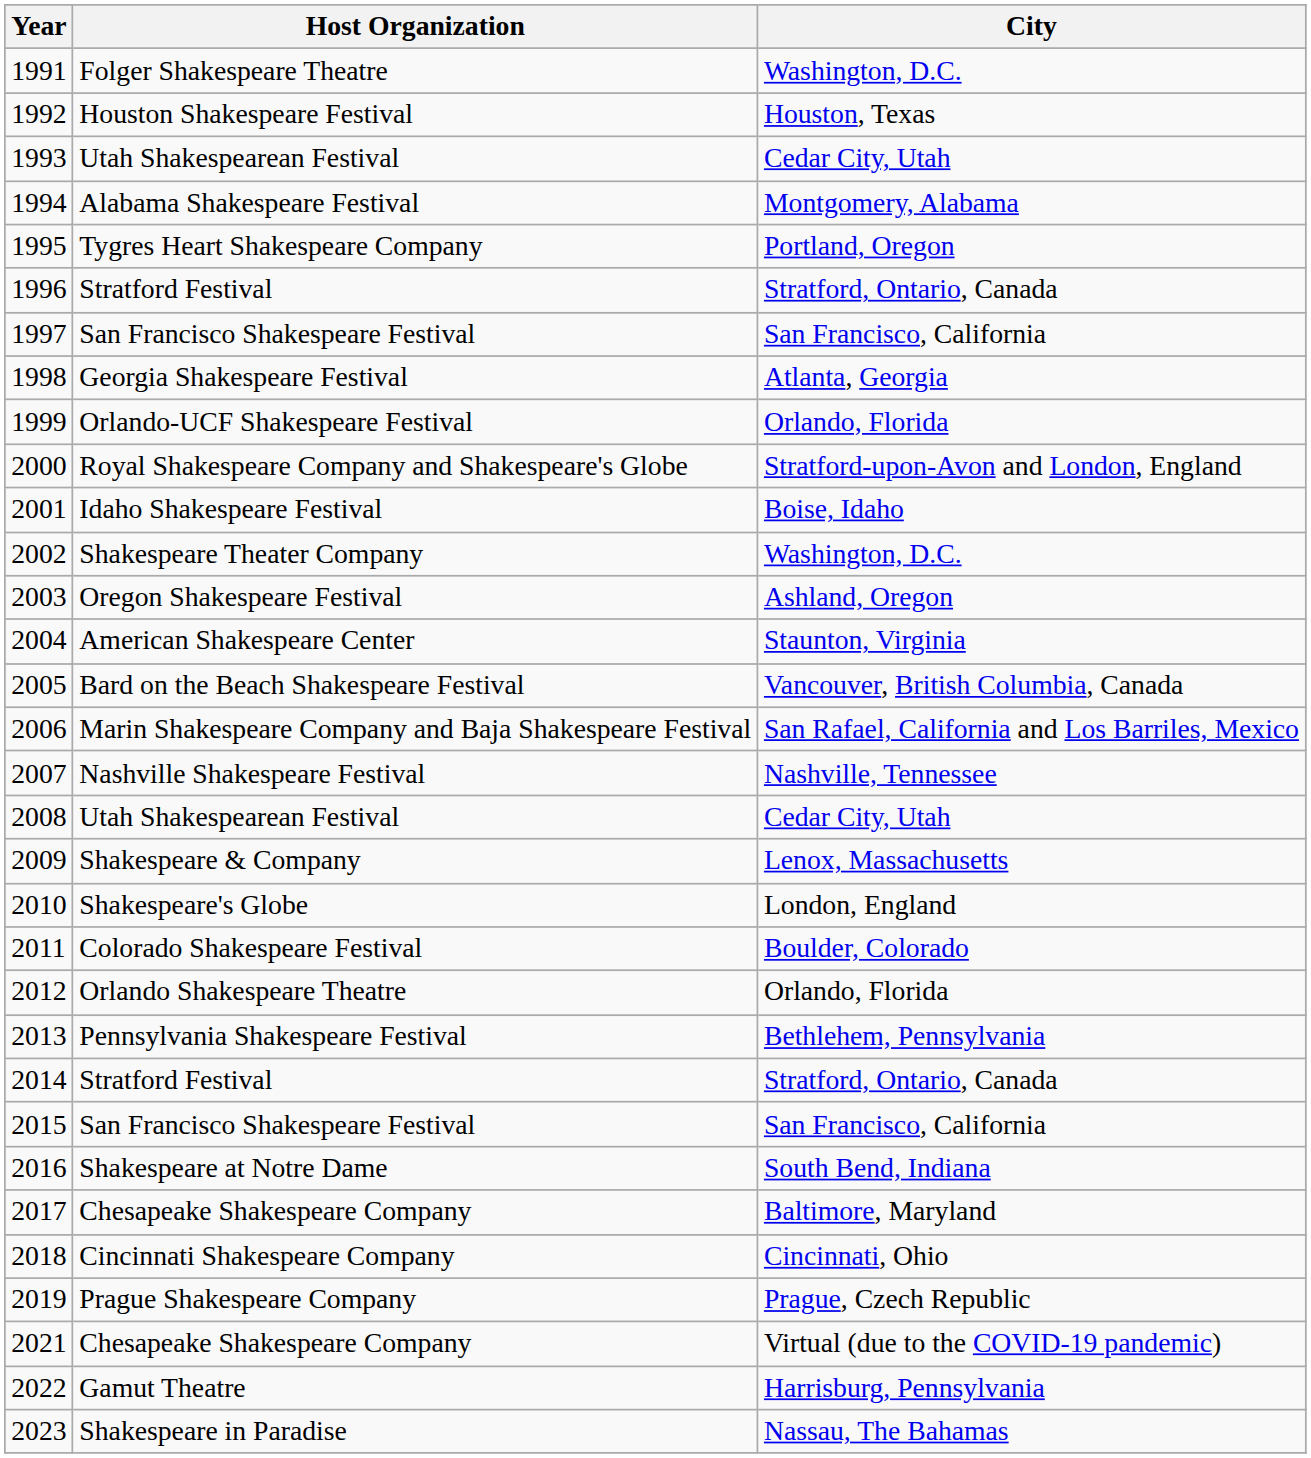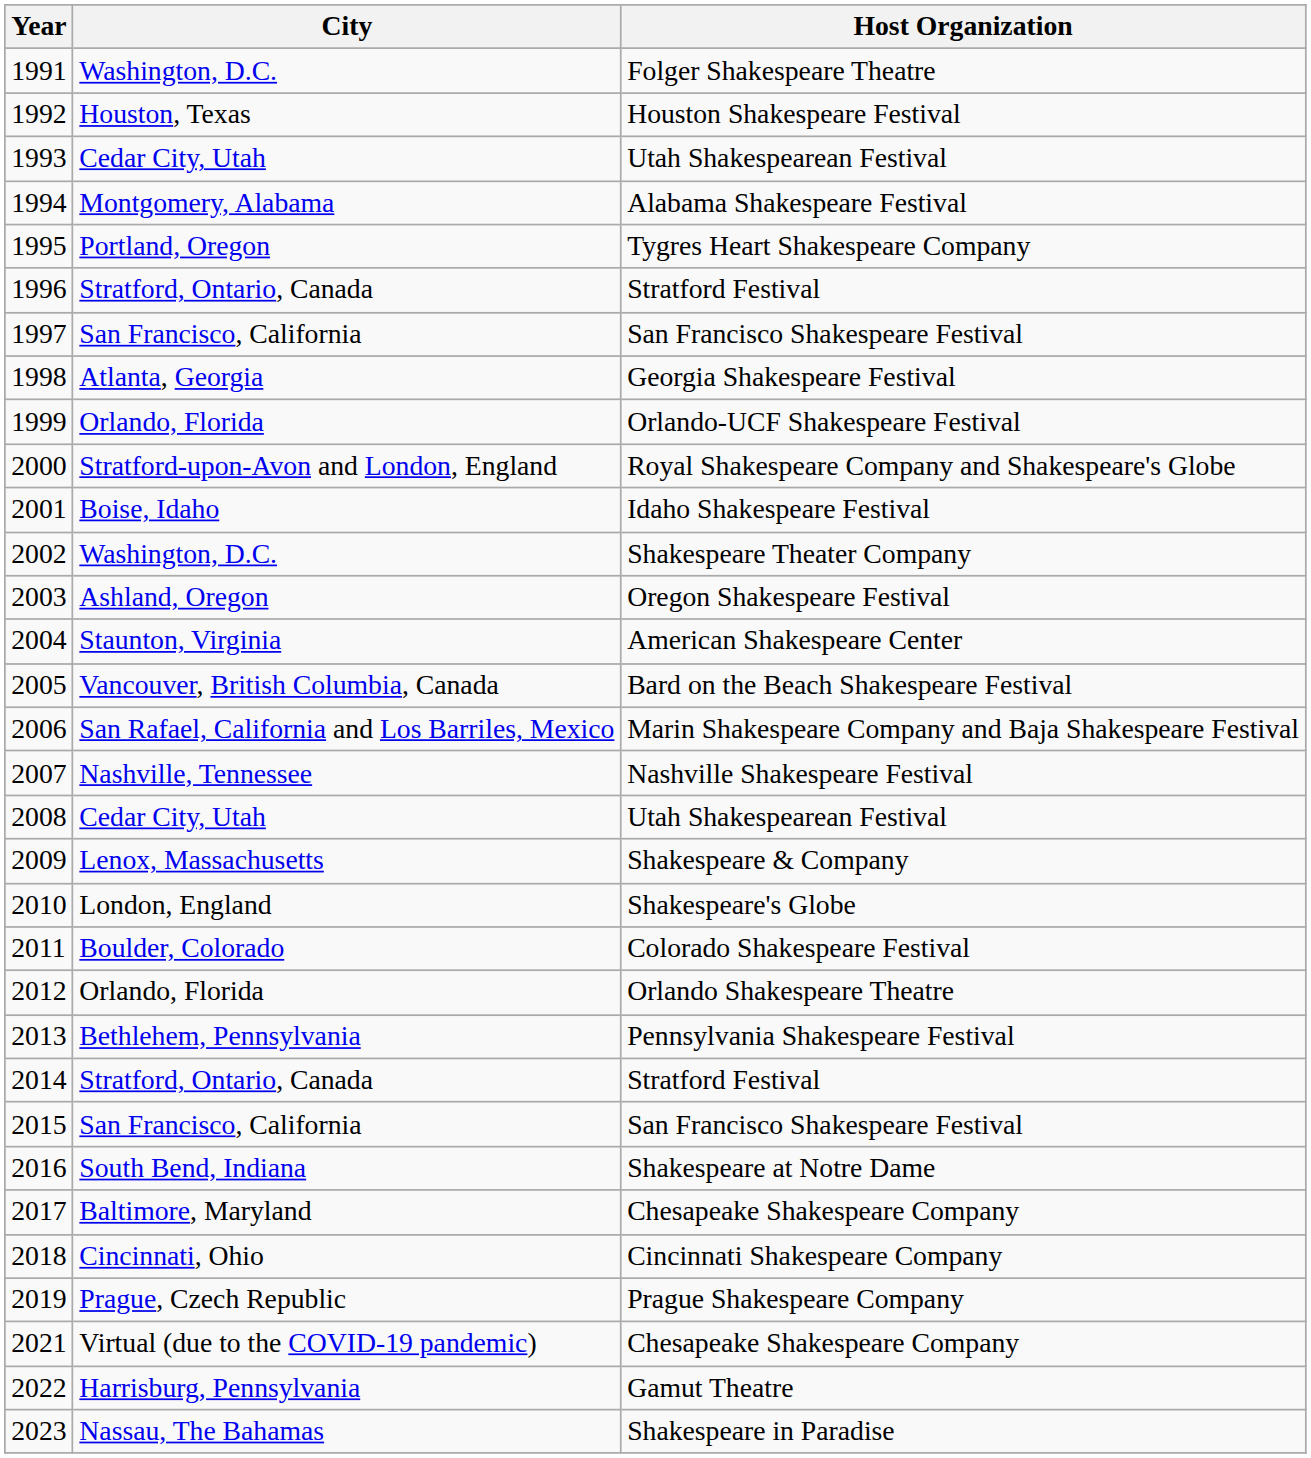columns swapped: (415, 26) <-> (1031, 26)
